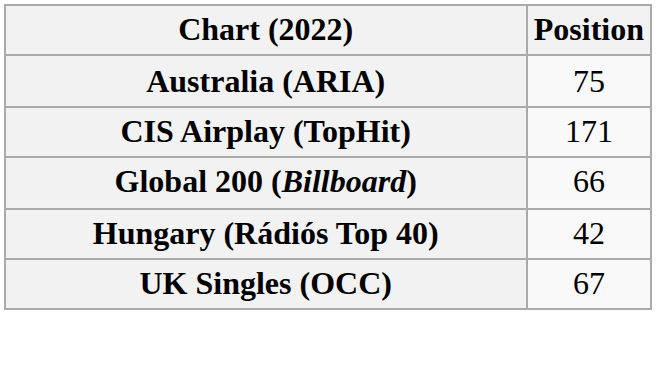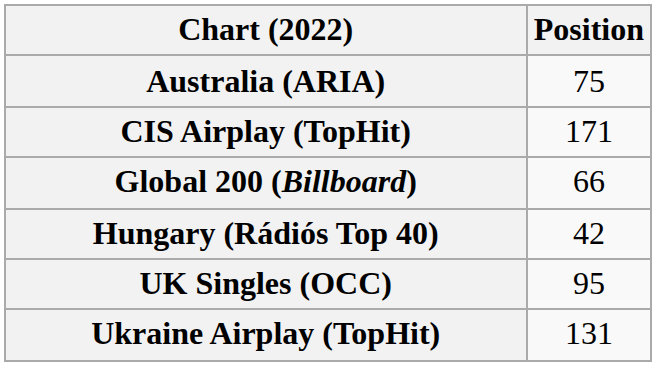(589, 283) 67 -> (589, 283) 95
+ row: (266, 334)
